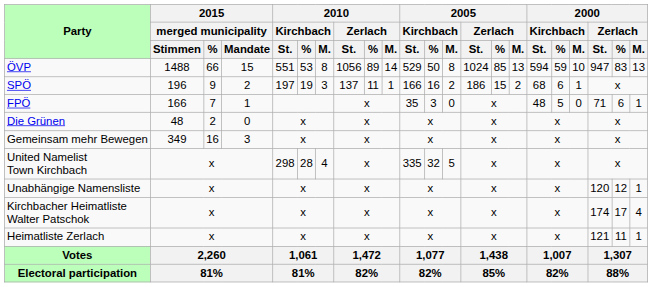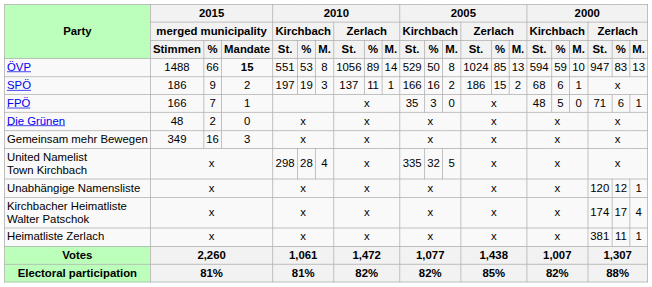(247, 67) normal -> (247, 67) bold
(177, 85) 196 -> (177, 85) 186
(600, 237) 121 -> (600, 237) 381
